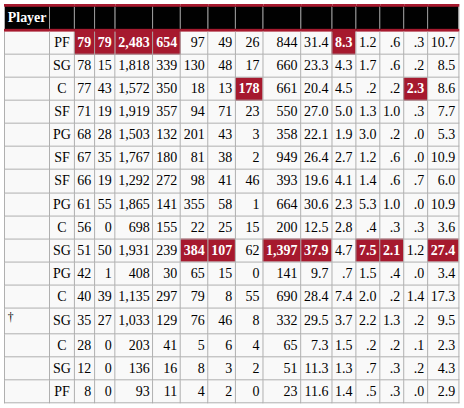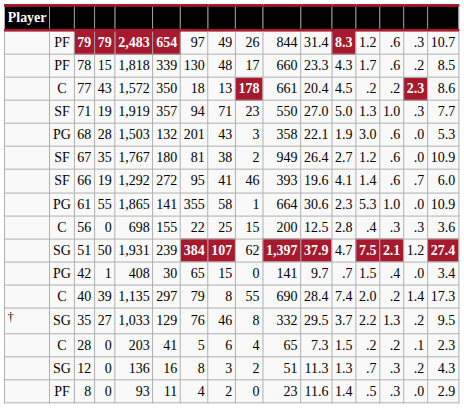(62, 66) SG -> (62, 66) PF
(395, 135) .2 -> (395, 135) .6
(198, 181) 98 -> (198, 181) 95
